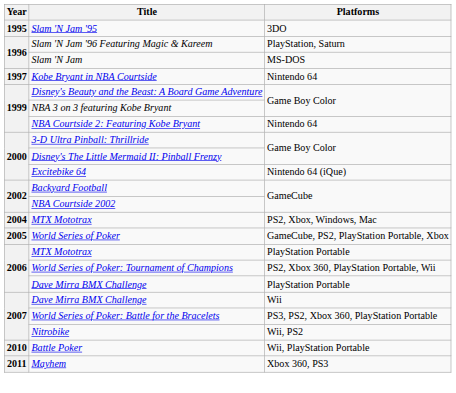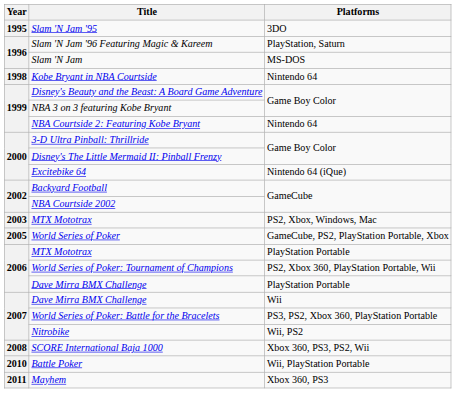(17, 76) 1997 -> (17, 76) 1998
(17, 220) 2004 -> (17, 220) 2003
+ row: (97, 348)
